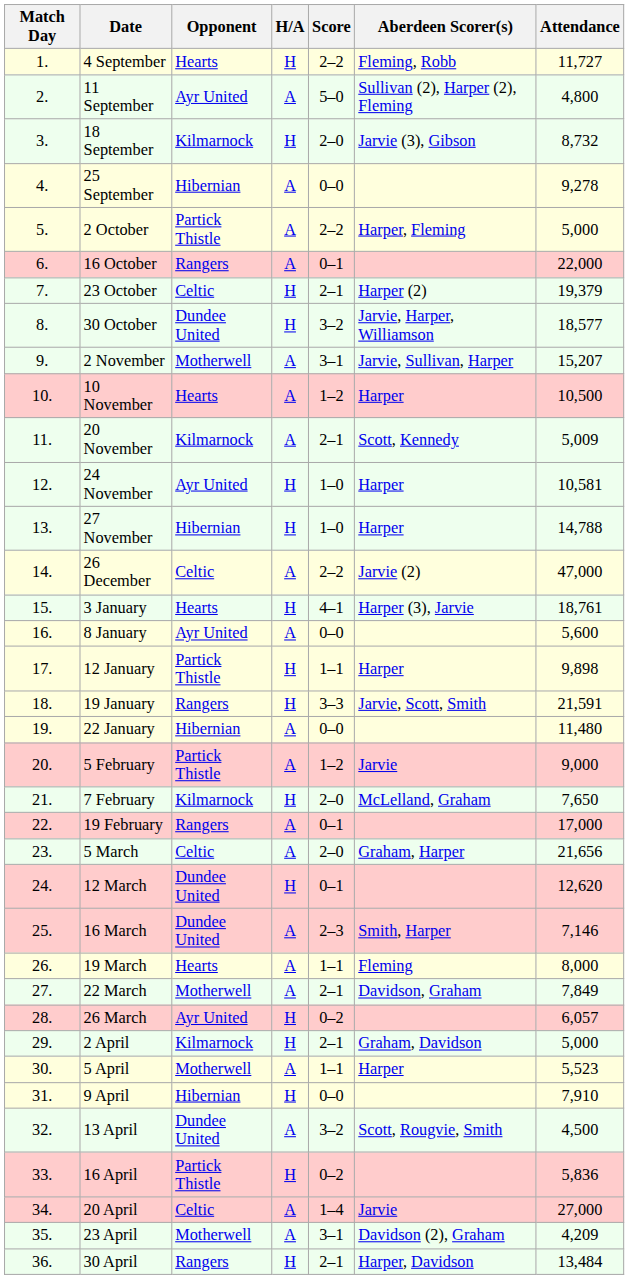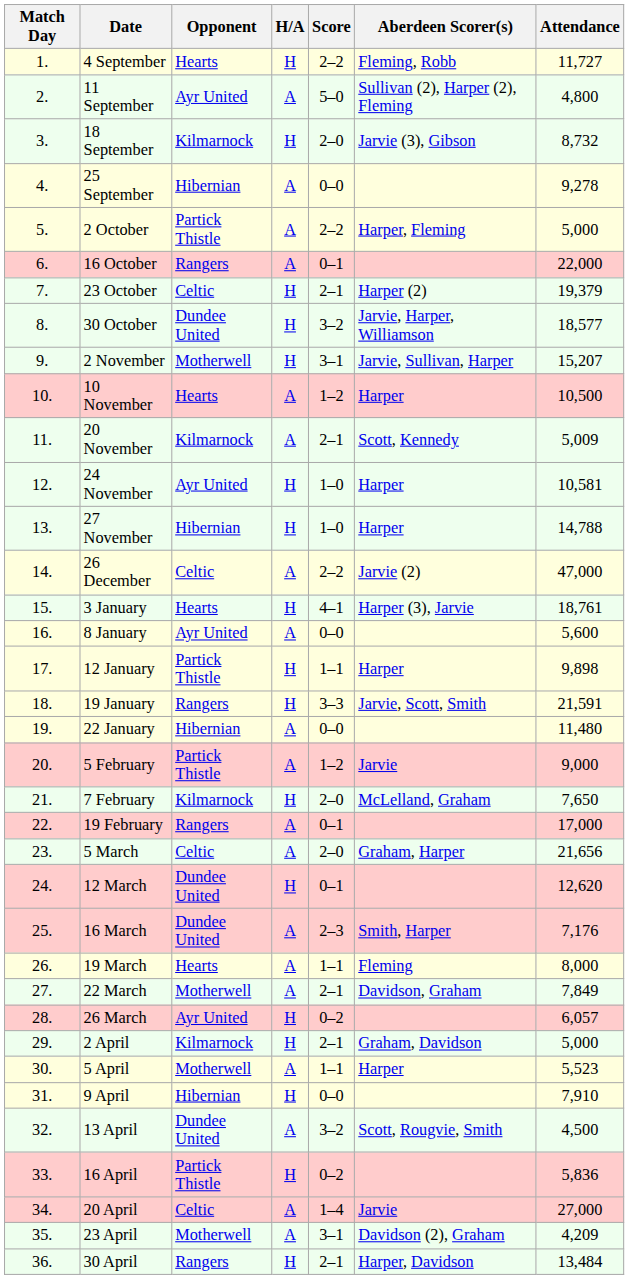(290, 360) A -> (290, 360) H
(580, 930) 7,146 -> (580, 930) 7,176
